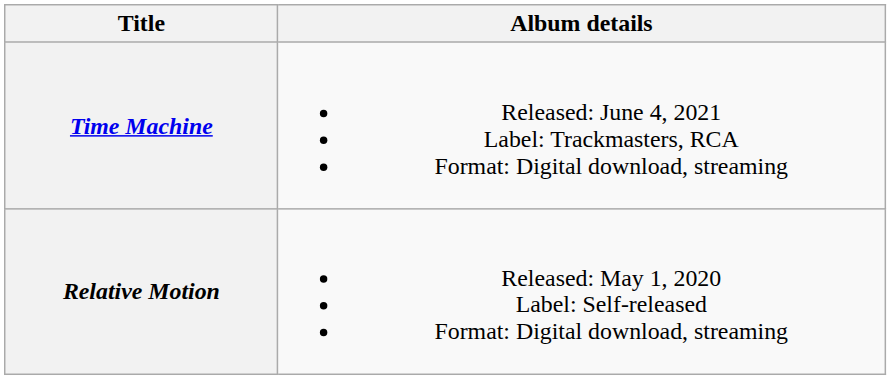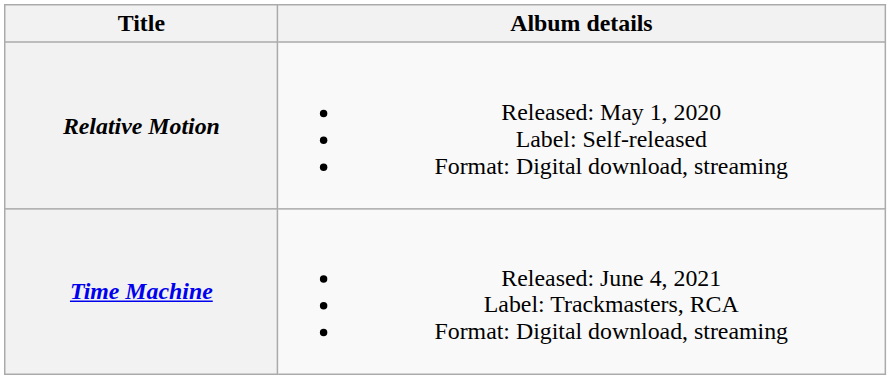rows swapped: (141, 291) <-> (141, 125)
